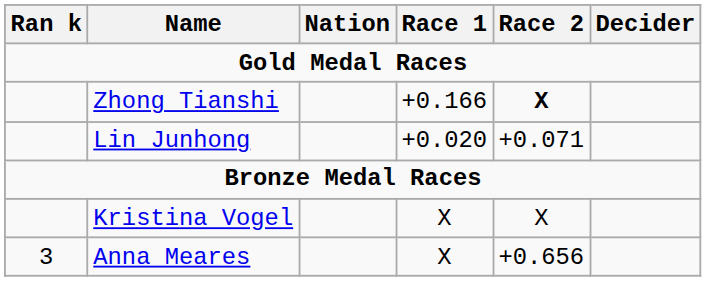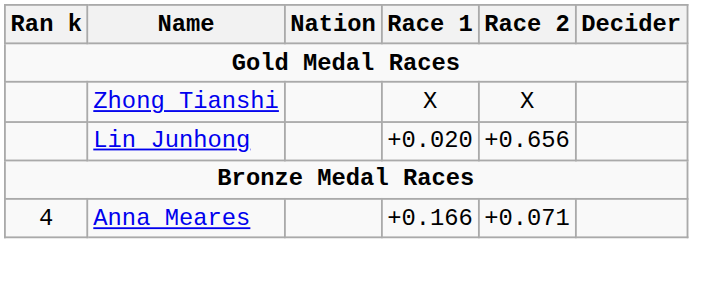(444, 102) +0.166 -> (430, 102) X
(541, 102) bold -> (527, 102) normal
(541, 141) +0.071 -> (527, 141) +0.656
- row: (193, 218)
(46, 257) 3 -> (46, 218) 4
(444, 257) X -> (430, 218) +0.166
(541, 257) +0.656 -> (527, 218) +0.071
